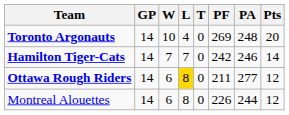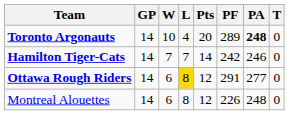columns swapped: (201, 15) <-> (272, 15)
(221, 36) 269 -> (230, 36) 289
(247, 36) normal -> (256, 36) bold
(221, 78) 211 -> (230, 78) 291
(247, 99) 244 -> (256, 99) 248
